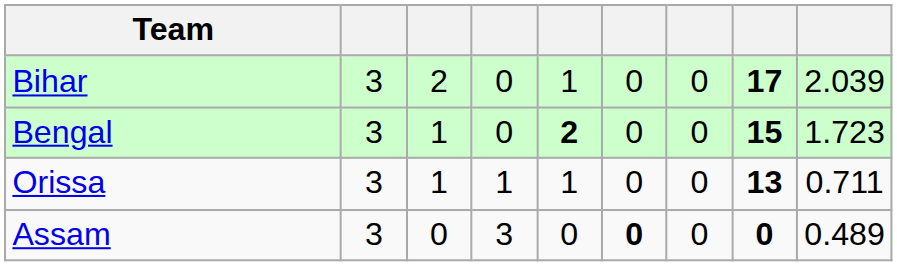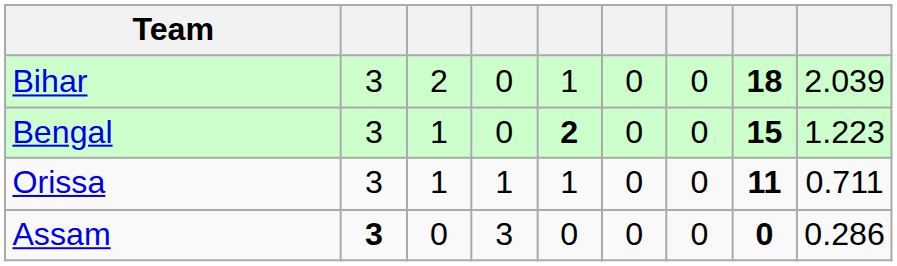(764, 81) 17 -> (764, 81) 18
(845, 132) 1.723 -> (845, 132) 1.223
(764, 183) 13 -> (764, 183) 11
(374, 234) normal -> (374, 234) bold
(634, 234) bold -> (634, 234) normal
(845, 234) 0.489 -> (845, 234) 0.286
